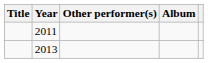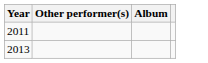- column: (18, 13)
